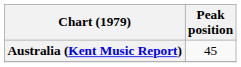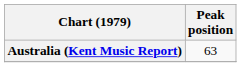(211, 51) 45 -> (211, 51) 63
